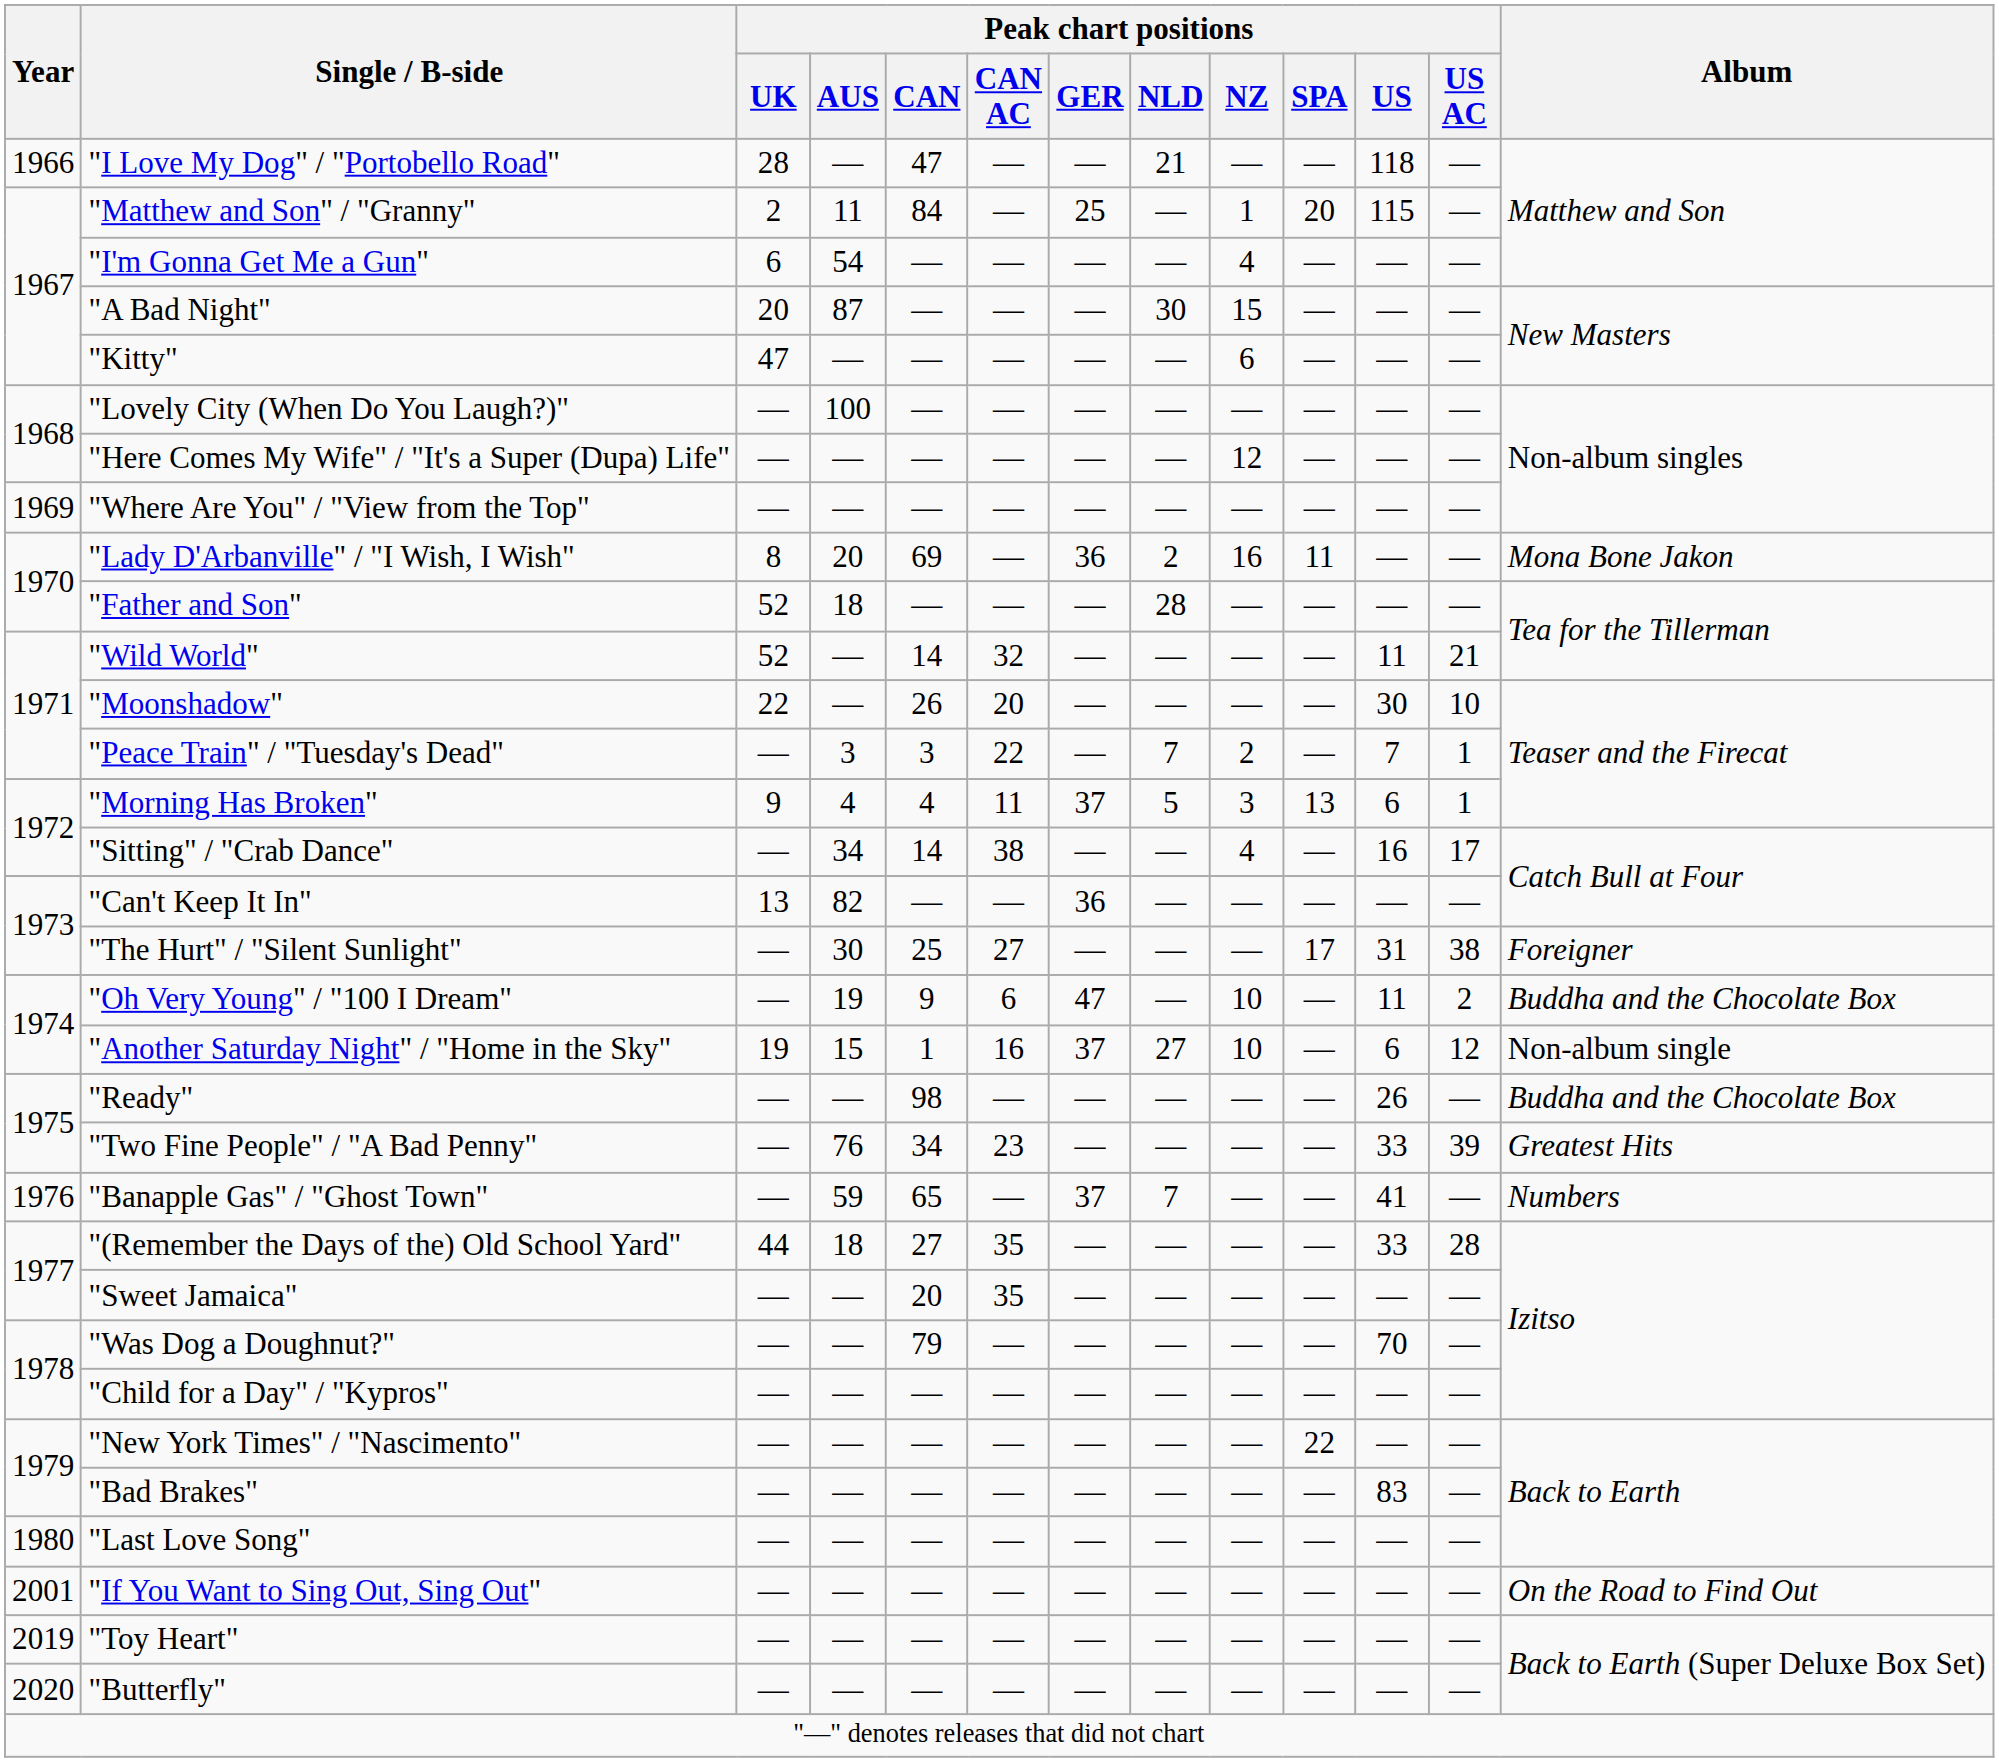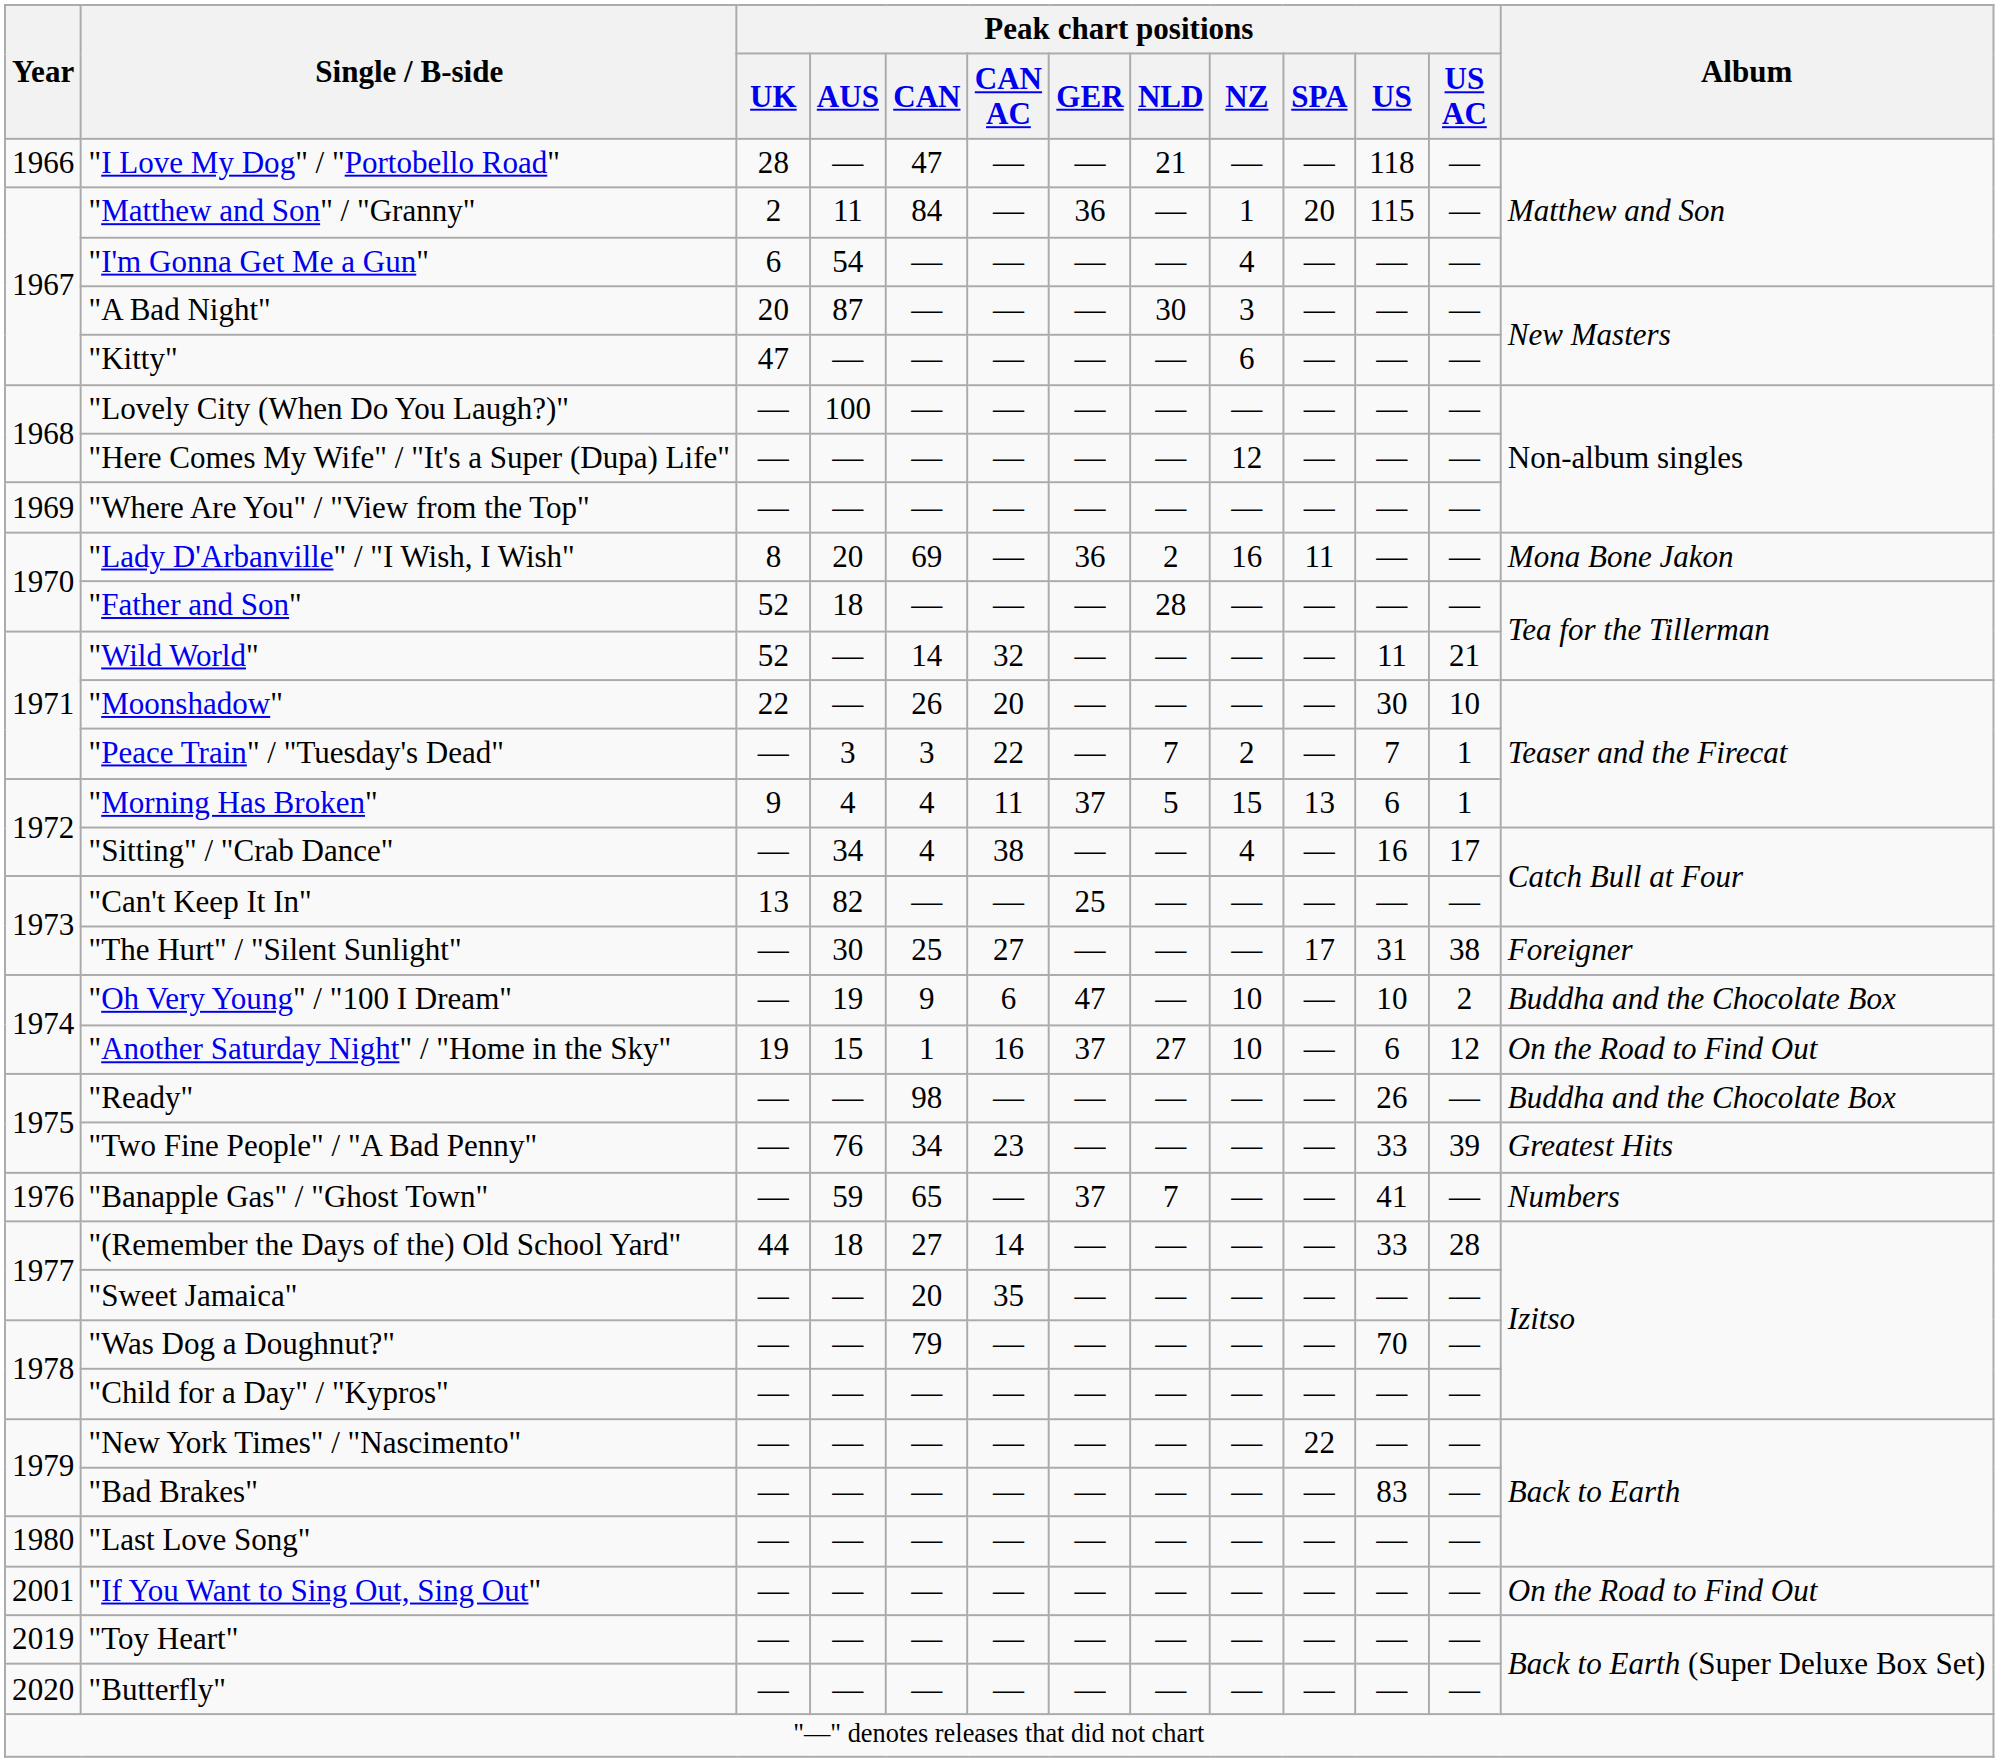(1090, 211) 25 -> (1090, 211) 36
(1247, 310) 15 -> (1247, 310) 3
(1247, 802) 3 -> (1247, 802) 15
(927, 851) 14 -> (927, 851) 4
(1090, 900) 36 -> (1090, 900) 25
(1392, 999) 11 -> (1392, 999) 10
(1619, 1048) Non-album single -> (1663, 1048) On the Road to Find Out
(1008, 1245) 35 -> (1008, 1245) 14
